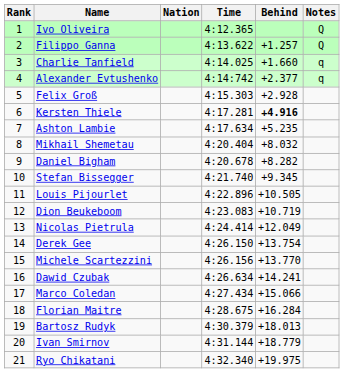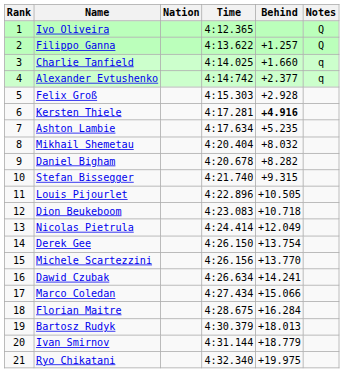(279, 178) +9.345 -> (279, 178) +9.315
(279, 211) +10.719 -> (279, 211) +10.718
